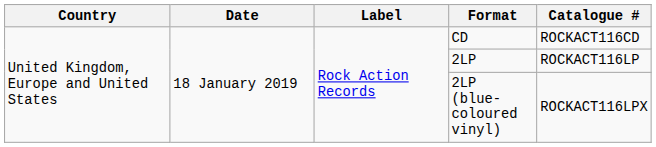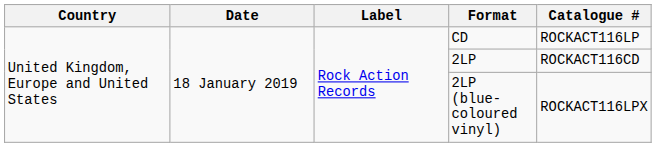(590, 38) ROCKACT116CD -> (590, 38) ROCKACT116LP
(590, 61) ROCKACT116LP -> (590, 61) ROCKACT116CD
